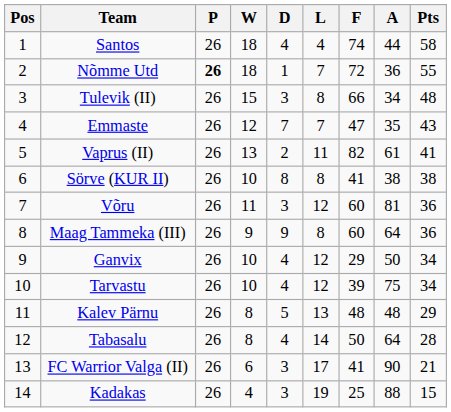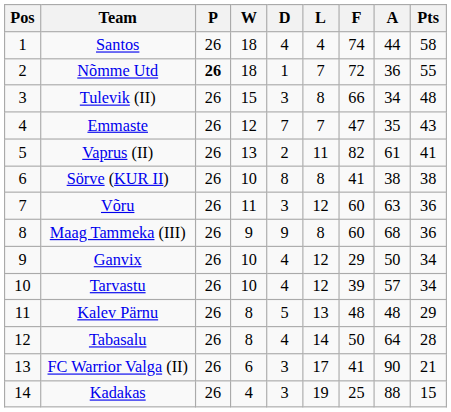(392, 206) 81 -> (392, 206) 63
(392, 233) 64 -> (392, 233) 68
(392, 286) 75 -> (392, 286) 57
